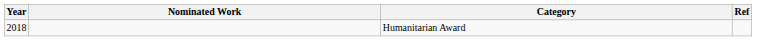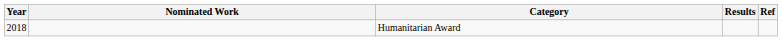+ column: (740, 12)
